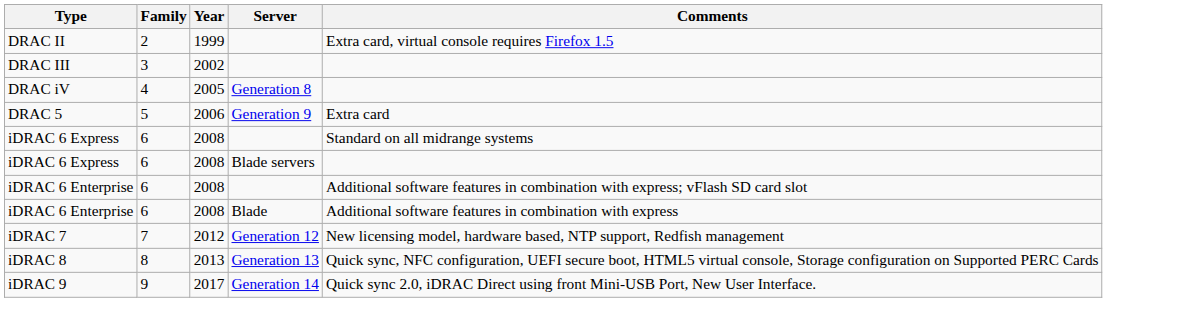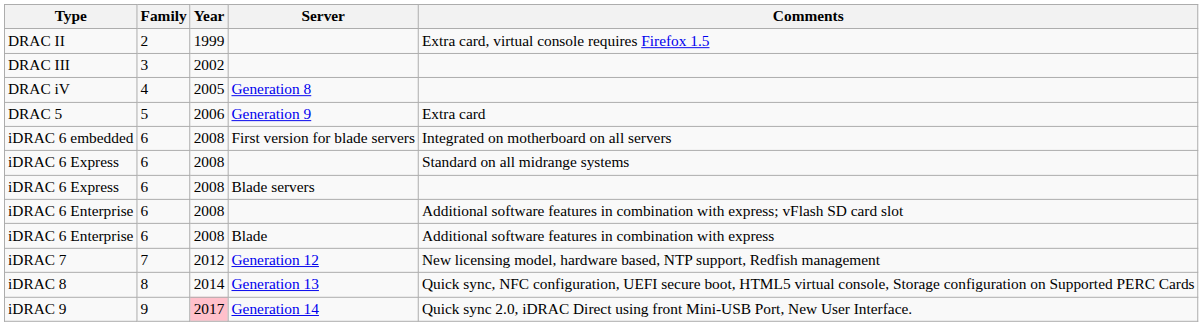+ row: (71, 138)
(209, 260) 2013 -> (209, 284) 2014
(209, 284) no background -> (209, 308) pink background
